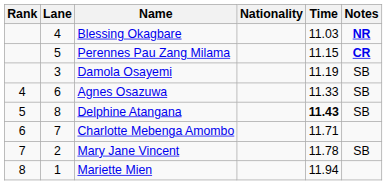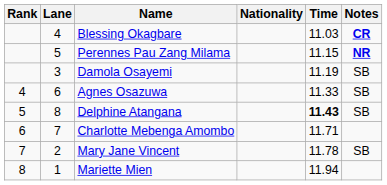(362, 33) NR -> (362, 33) CR
(362, 53) CR -> (362, 53) NR
